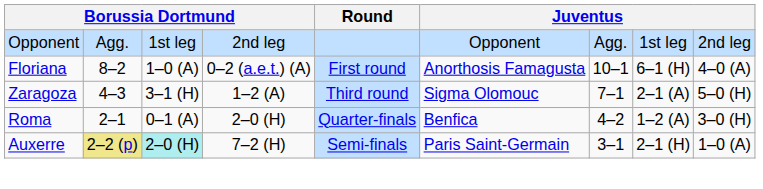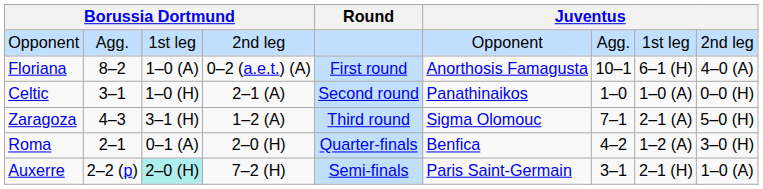+ row: (28, 94)
(112, 145) khaki background -> (112, 171) no background
